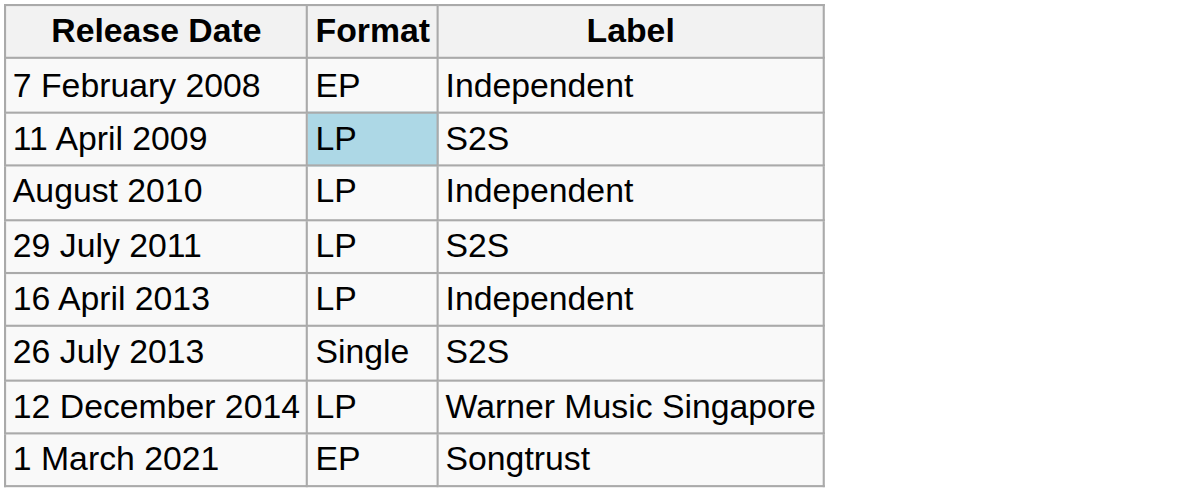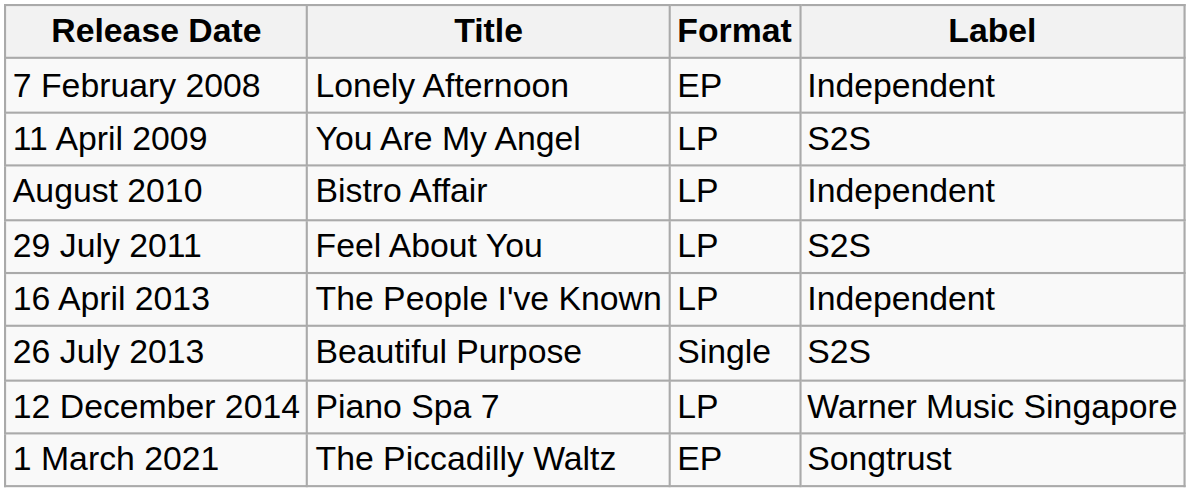+ column: (489, 31)
(336, 138) lightblue background -> (698, 138) no background
